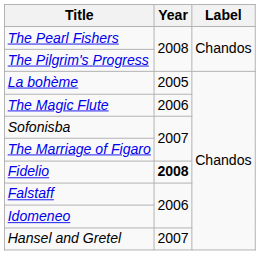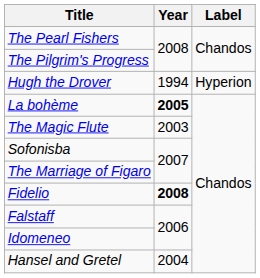+ row: (59, 82)
(173, 82) normal -> (173, 104) bold
(173, 104) 2006 -> (173, 127) 2003
(173, 238) 2007 -> (173, 261) 2004
